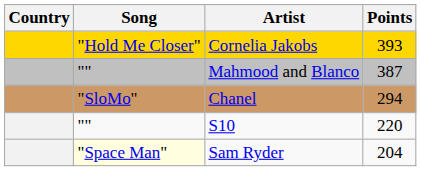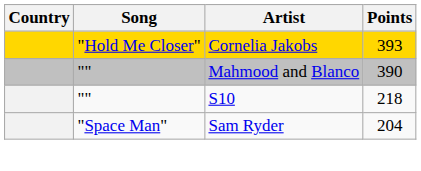(390, 71) 387 -> (390, 71) 390
- row: (232, 98)
(390, 125) 220 -> (390, 98) 218
(122, 152) lightyellow background -> (122, 125) no background
